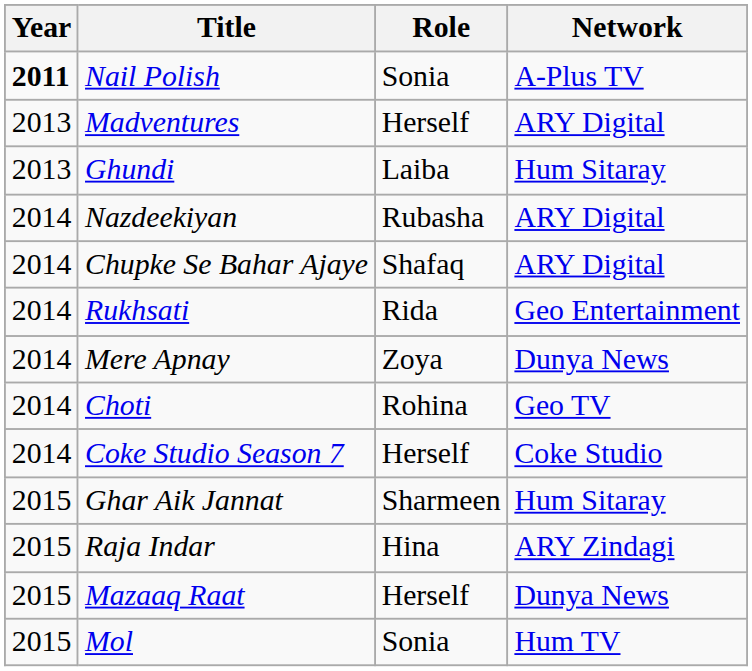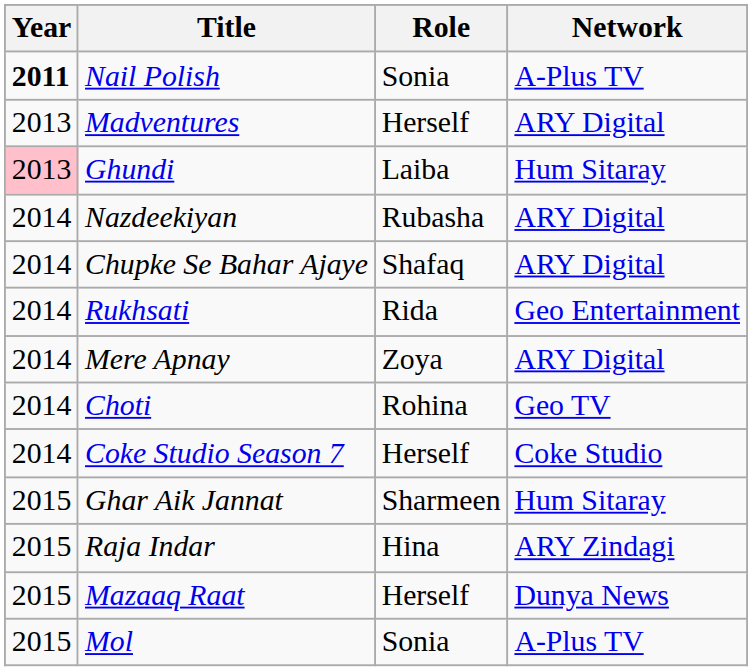(42, 169) no background -> (42, 169) pink background
(592, 358) Dunya News -> (589, 358) ARY Digital
(567, 641) Hum TV -> (579, 641) A-Plus TV
